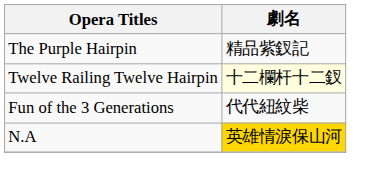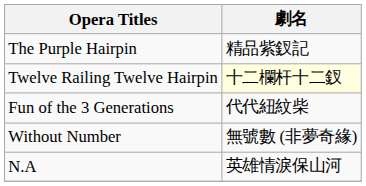+ row: (65, 137)
(284, 136) gold background -> (284, 166) no background
